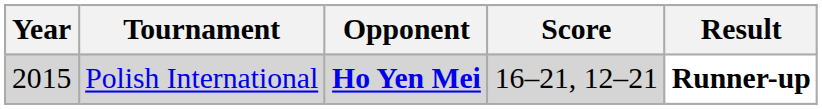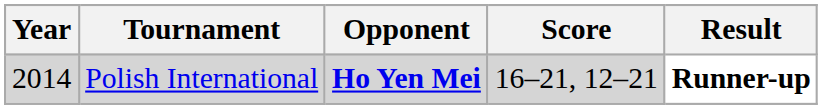(42, 78) 2015 -> (42, 78) 2014
